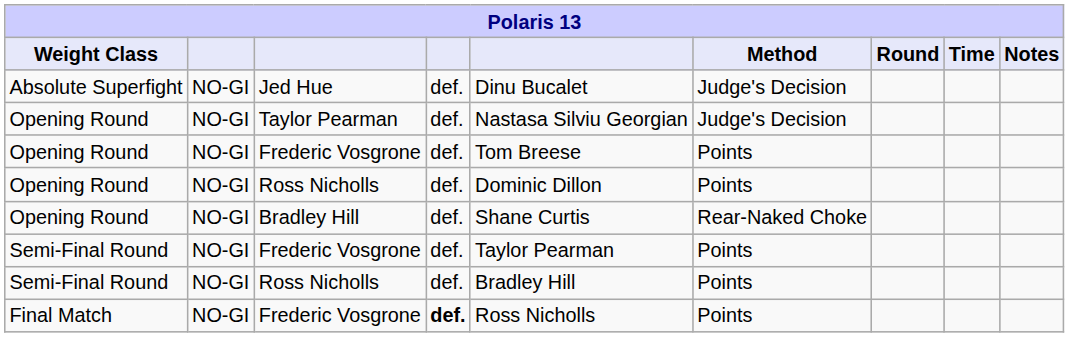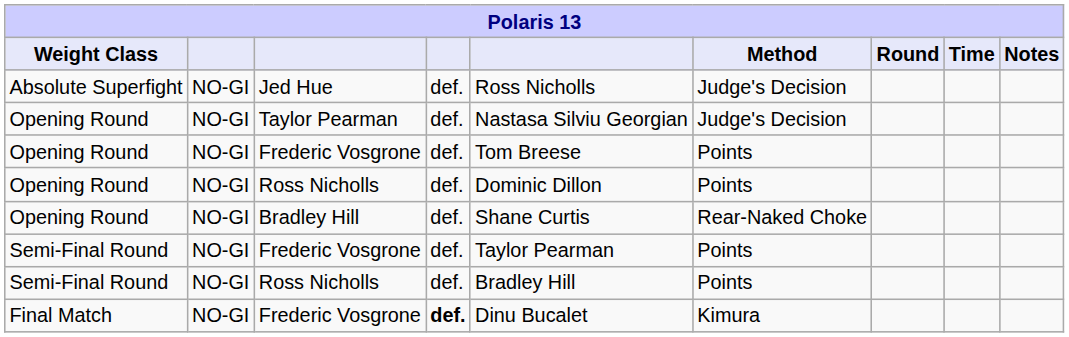(531, 86) Dinu Bucalet -> (535, 86) Ross Nicholls
(535, 315) Ross Nicholls -> (531, 315) Dinu Bucalet
(725, 315) Points -> (729, 315) Kimura
